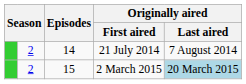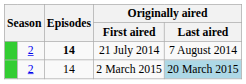(69, 50) normal -> (69, 50) bold
(69, 69) 15 -> (69, 69) 14
